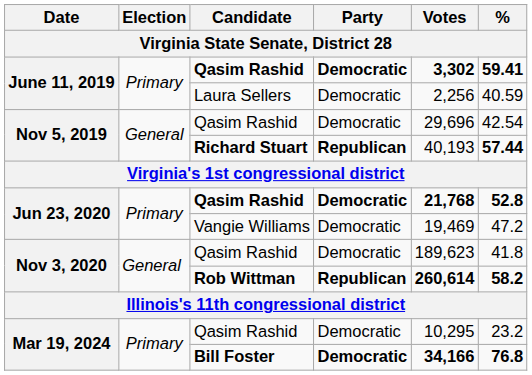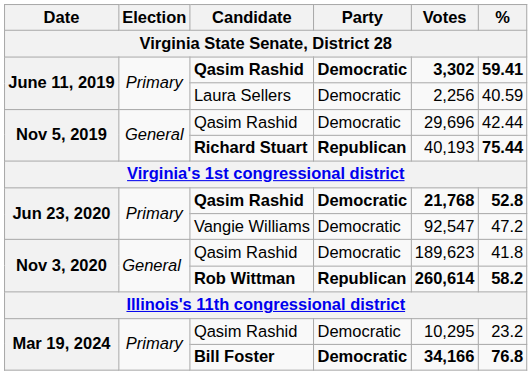(503, 122) 42.54 -> (503, 122) 42.44
(503, 148) 57.44 -> (503, 148) 75.44
(449, 226) 19,469 -> (449, 226) 92,547
